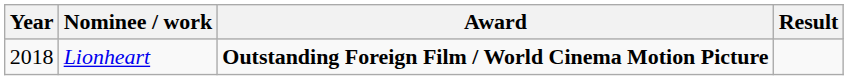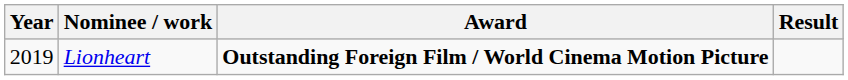(32, 56) 2018 -> (32, 56) 2019
